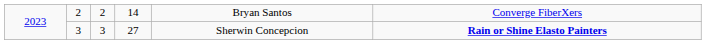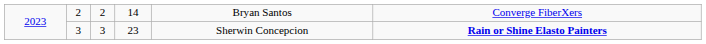(133, 30) 27 -> (133, 30) 23
